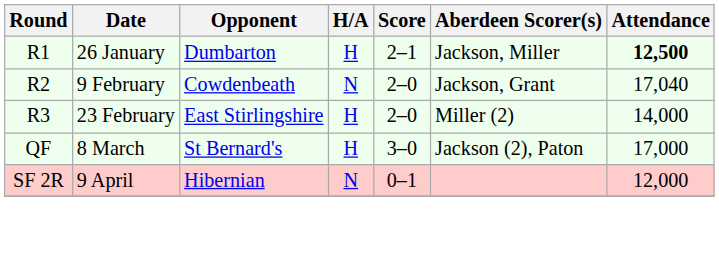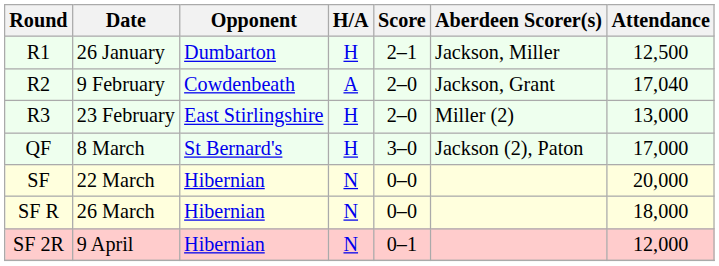(661, 52) bold -> (661, 52) normal
(351, 84) N -> (351, 84) A
(661, 116) 14,000 -> (661, 116) 13,000
+ row: (38, 180)
+ row: (38, 212)
